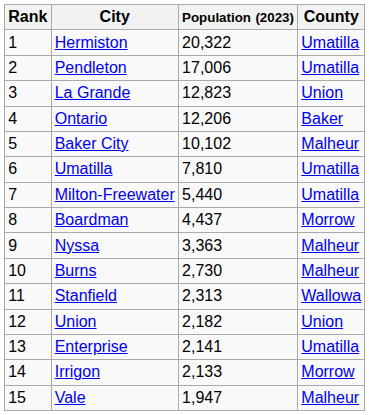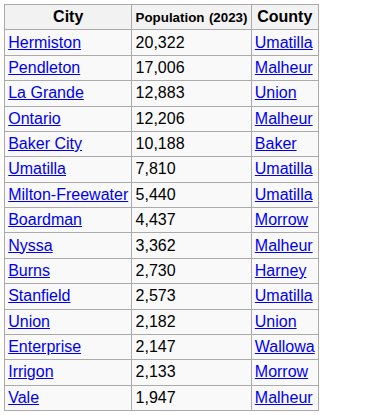- column: (28, 17)
(330, 67) Umatilla -> (284, 67) Malheur
(207, 93) 12,823 -> (160, 93) 12,883
(322, 118) Baker -> (284, 118) Malheur
(207, 144) 10,102 -> (160, 144) 10,188
(330, 144) Malheur -> (276, 144) Baker
(202, 245) 3,363 -> (156, 245) 3,362
(330, 270) Malheur -> (281, 270) Harney
(202, 296) 2,313 -> (156, 296) 2,573
(331, 296) Wallowa -> (284, 296) Umatilla
(202, 347) 2,141 -> (156, 347) 2,147
(330, 347) Umatilla -> (285, 347) Wallowa
